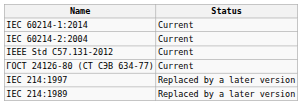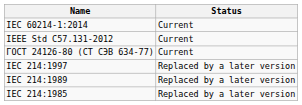- row: (47, 39)
+ row: (37, 94)
